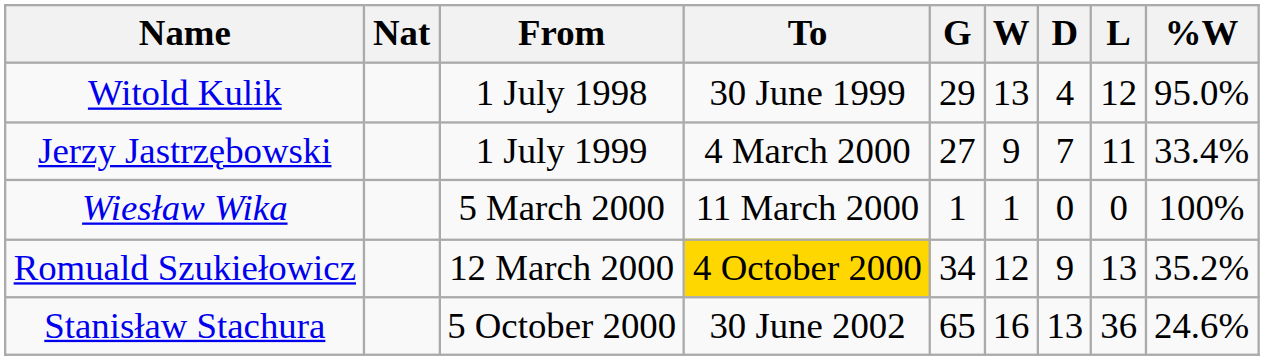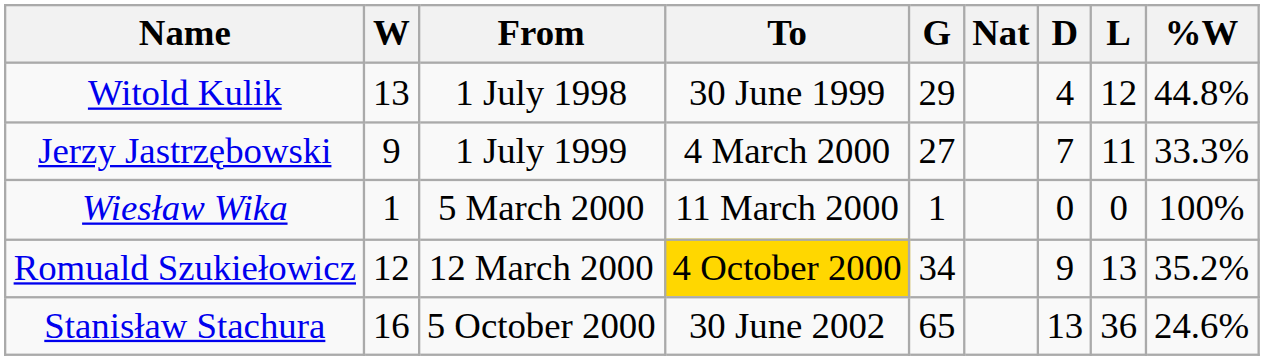columns swapped: (402, 33) <-> (1011, 33)
(1202, 92) 95.0% -> (1202, 92) 44.8%
(1202, 150) 33.4% -> (1202, 150) 33.3%
